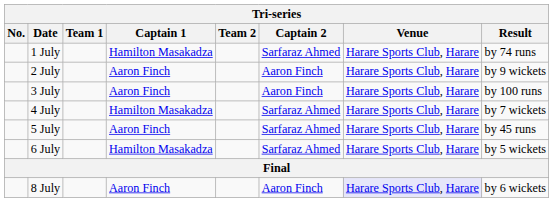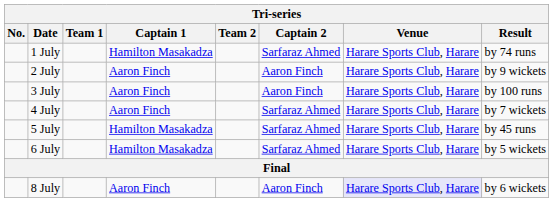(161, 110) Hamilton Masakadza -> (140, 110) Aaron Finch
(140, 129) Aaron Finch -> (161, 129) Hamilton Masakadza
